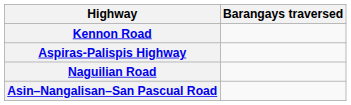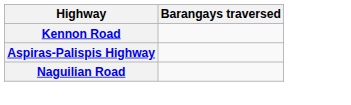- row: (112, 91)
